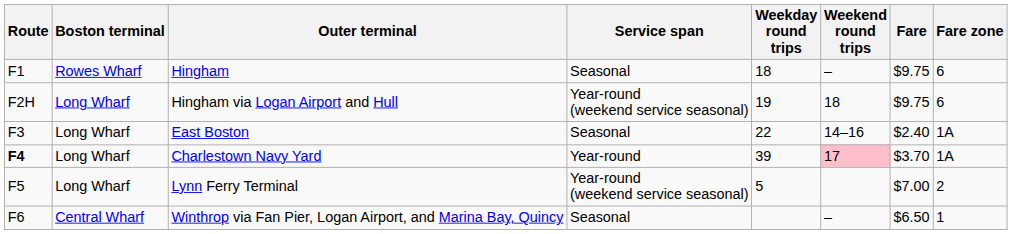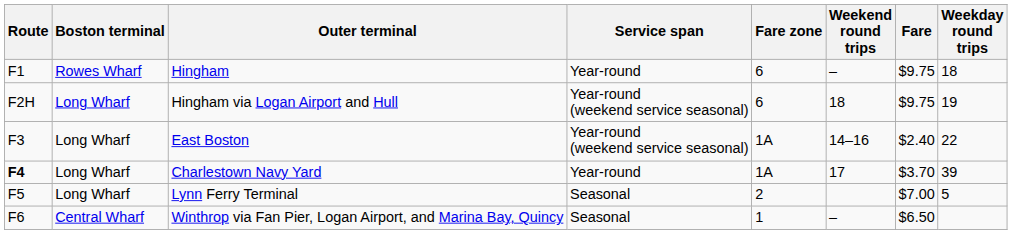columns swapped: (786, 32) <-> (970, 32)
(600, 71) Seasonal -> (605, 71) Year-round
(600, 133) Seasonal -> (659, 141) Year-round (weekend service seasonal)
(832, 155) pink background -> (837, 172) no background
(659, 186) Year-round (weekend service seasonal) -> (600, 194) Seasonal
